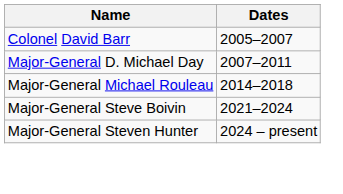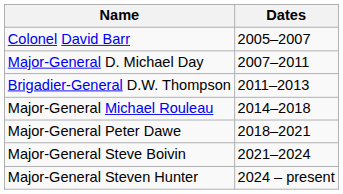+ row: (119, 85)
+ row: (94, 131)
